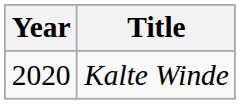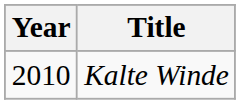(41, 74) 2020 -> (41, 74) 2010
